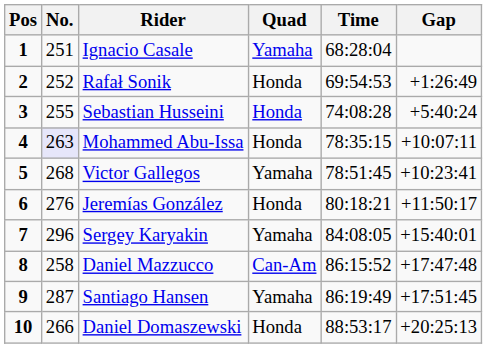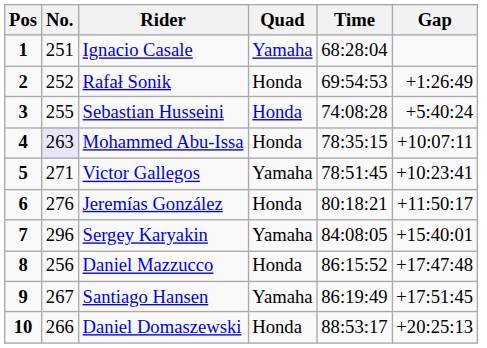(60, 173) 268 -> (60, 173) 271
(60, 265) 258 -> (60, 265) 256
(284, 265) Can-Am -> (277, 265) Honda
(60, 296) 287 -> (60, 296) 267
